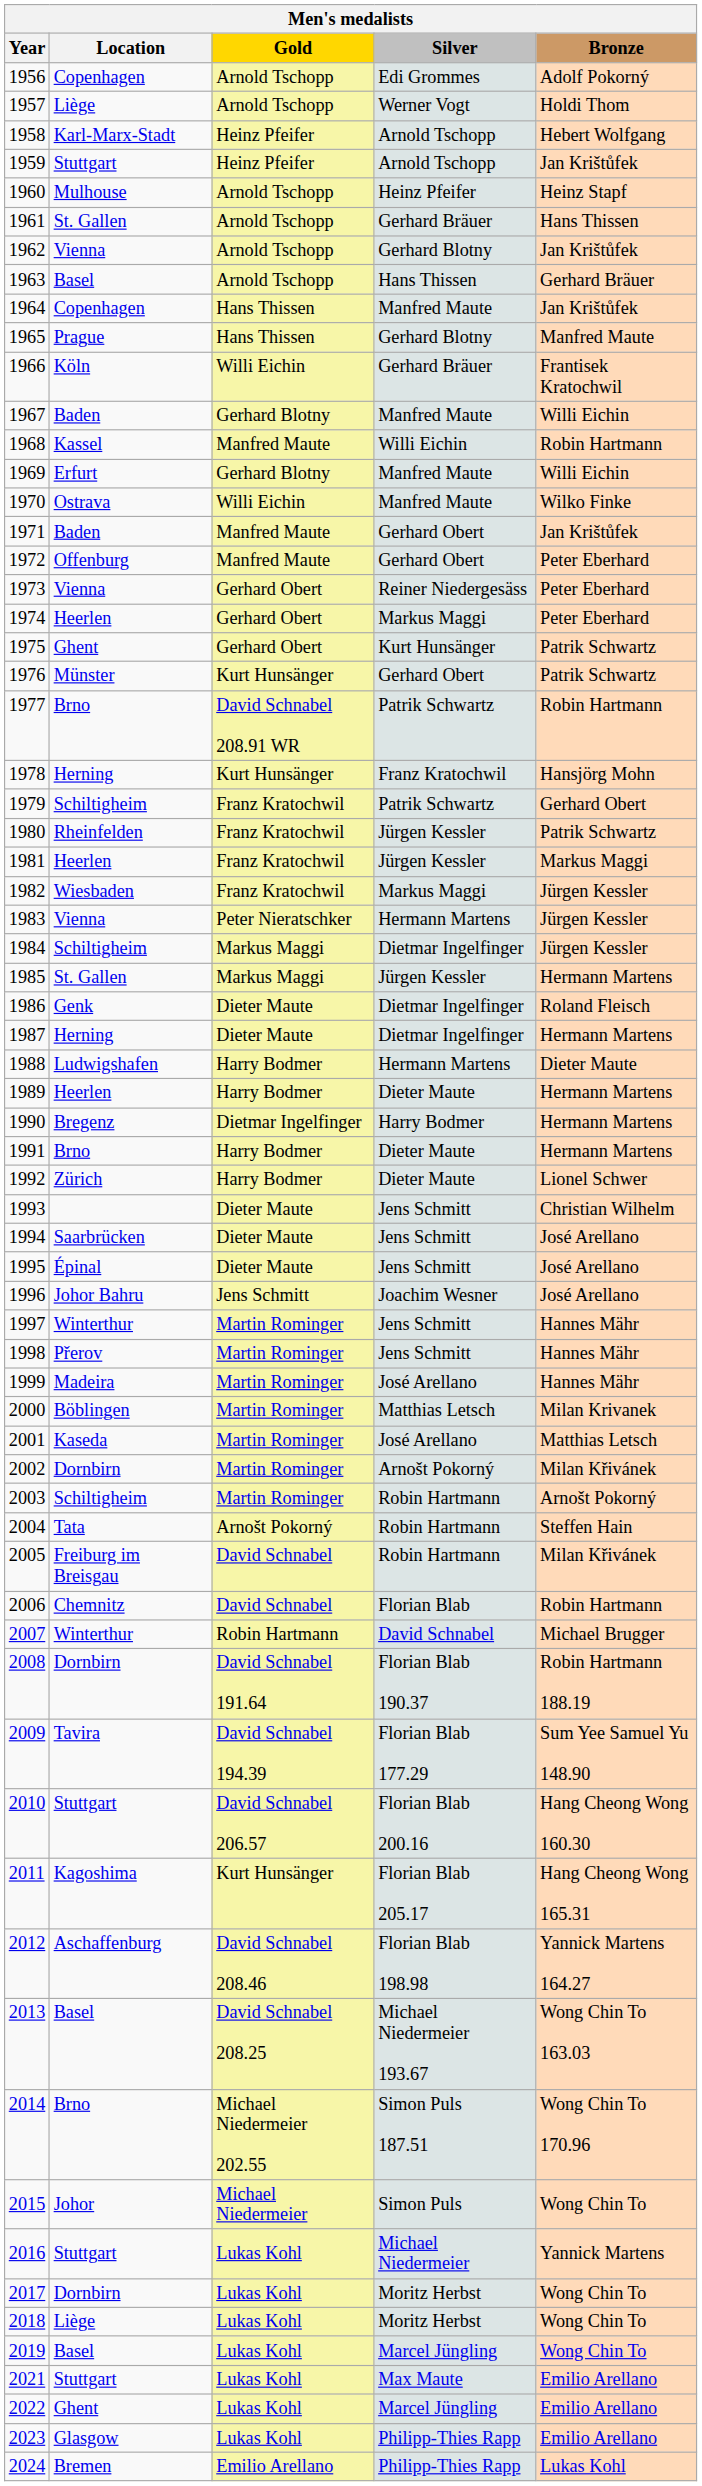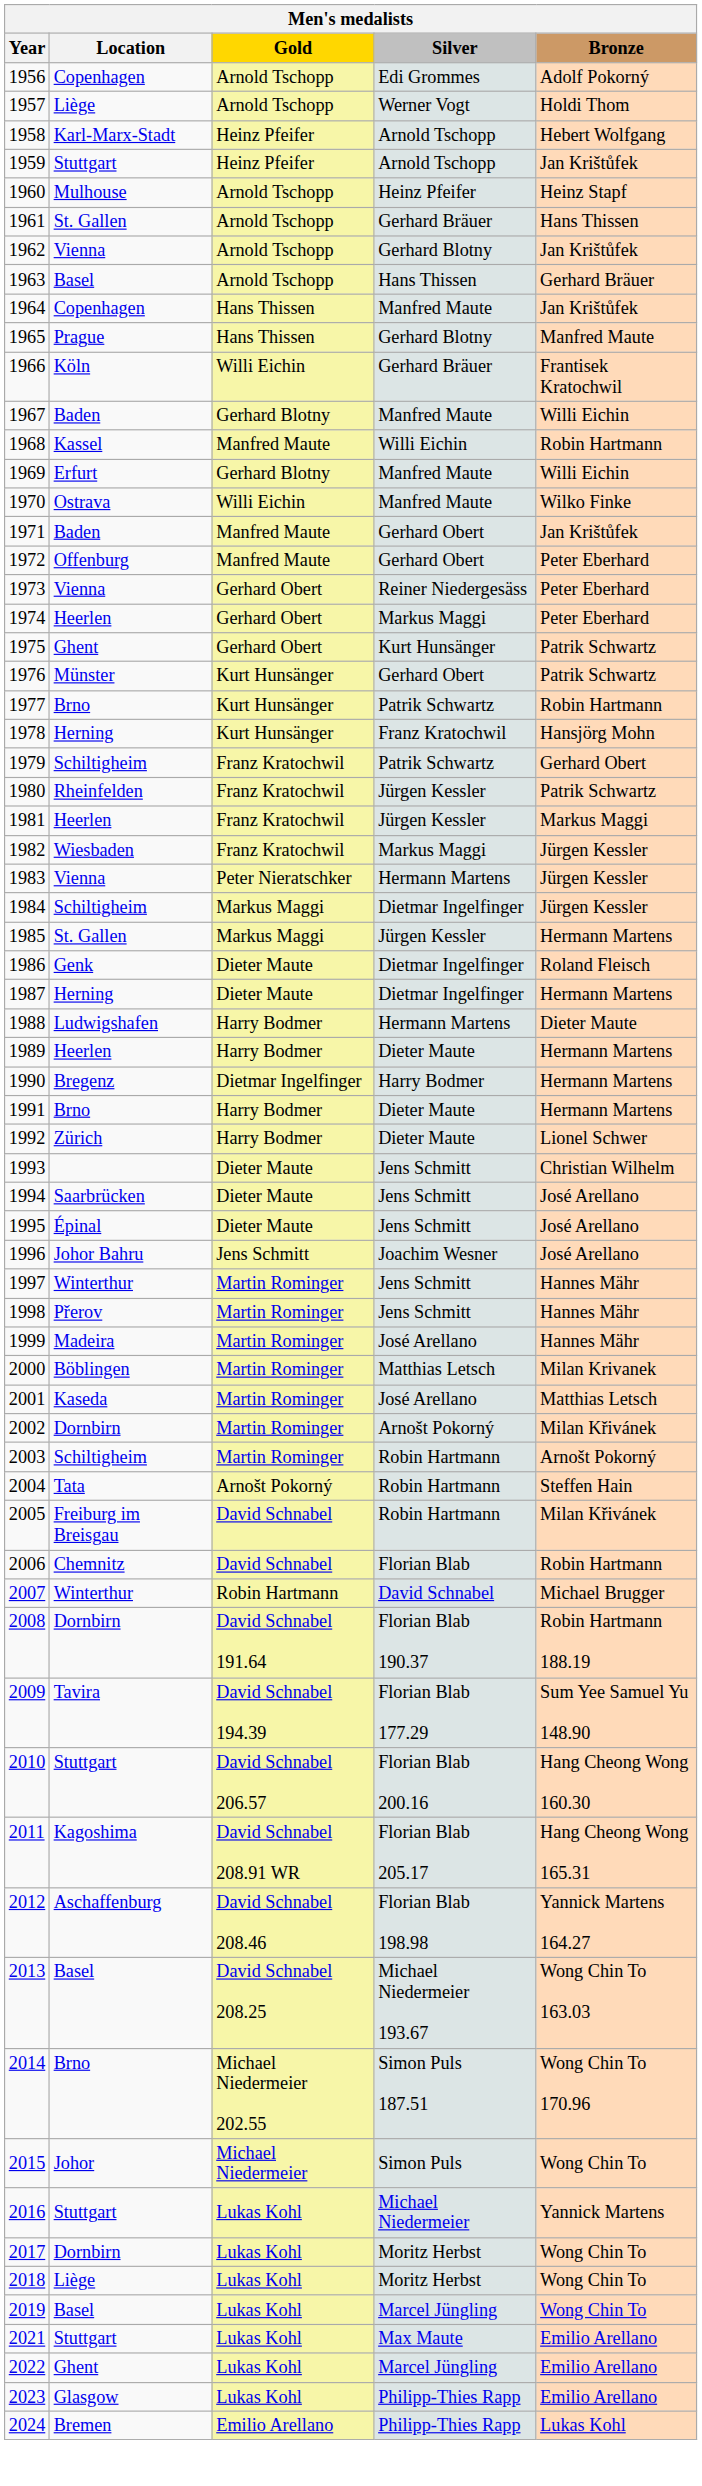(274, 725) David Schnabel 208.91 WR -> (275, 704) Kurt Hunsänger
(275, 1873) Kurt Hunsänger -> (274, 1852) David Schnabel 208.91 WR
